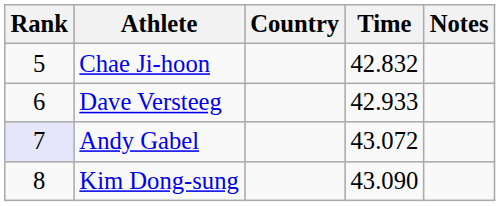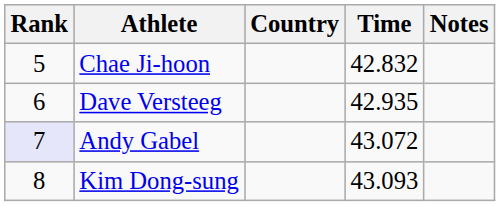(384, 102) 42.933 -> (384, 102) 42.935
(384, 180) 43.090 -> (384, 180) 43.093
